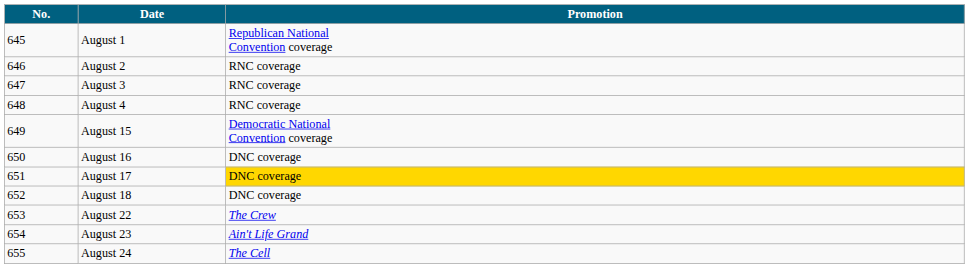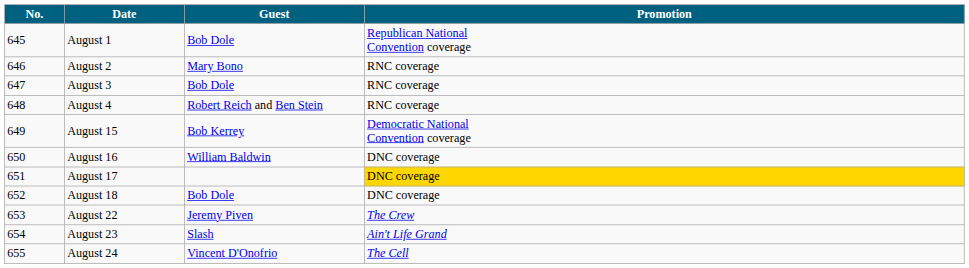+ column: (274, 14)
